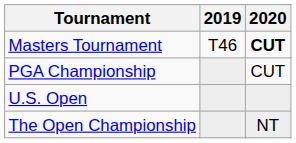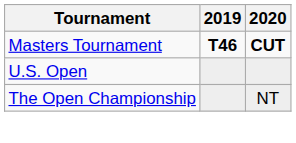(223, 45) normal -> (223, 45) bold
- row: (82, 72)
